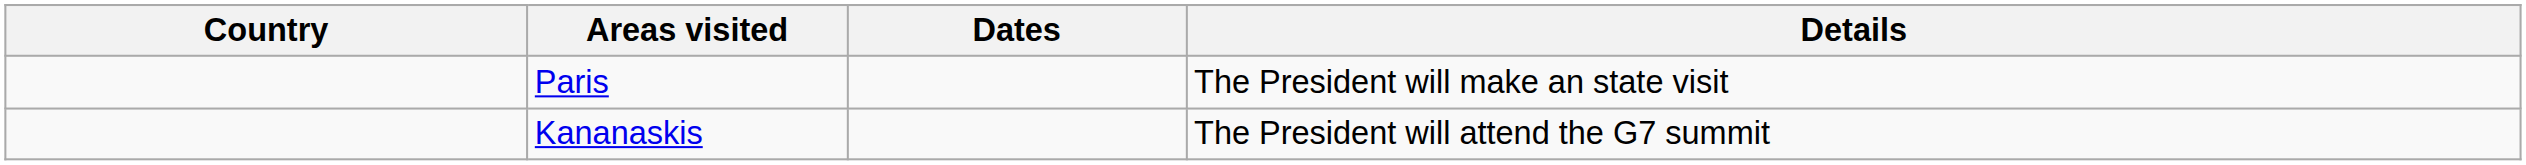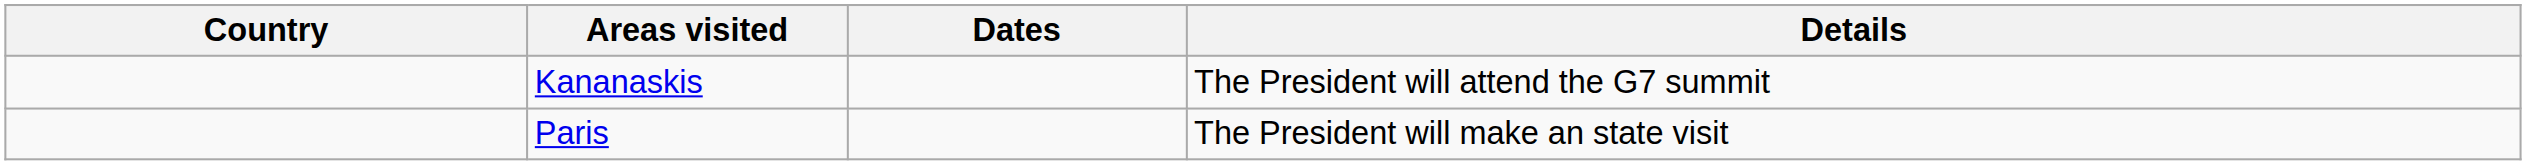rows swapped: (572, 81) <-> (619, 133)
